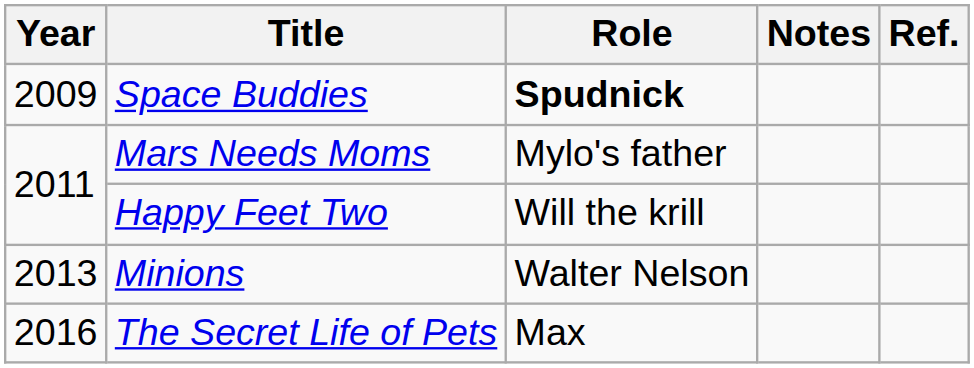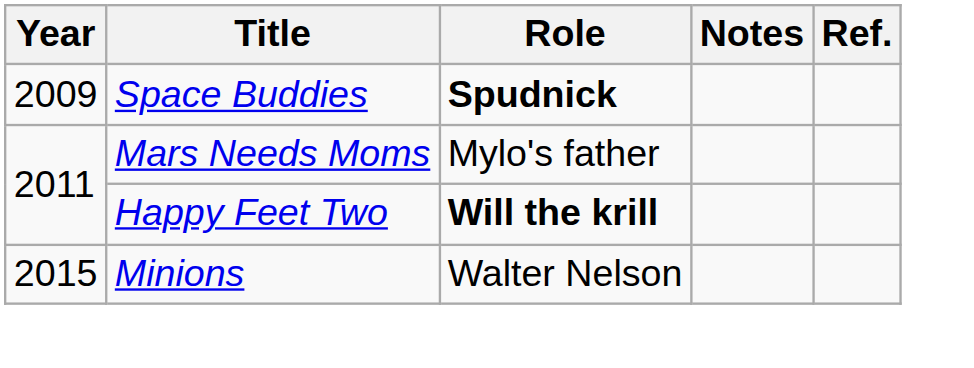(610, 213) normal -> (553, 213) bold
(56, 272) 2013 -> (56, 272) 2015
- row: (306, 332)
